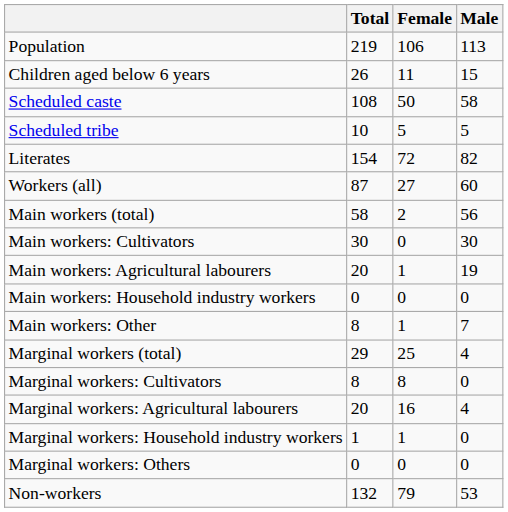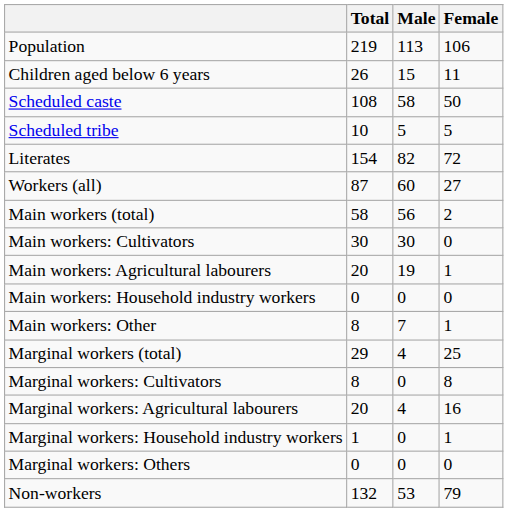columns swapped: (479, 18) <-> (425, 18)
